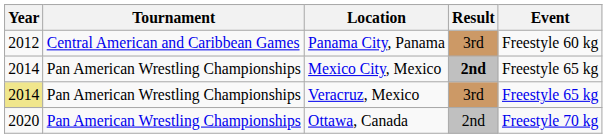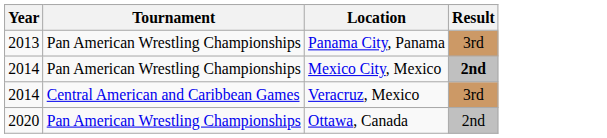- column: (550, 17)
(24, 43) 2012 -> (24, 43) 2013
(173, 43) Central American and Caribbean Games -> (174, 43) Pan American Wrestling Championships
(24, 95) khaki background -> (24, 95) no background
(174, 95) Pan American Wrestling Championships -> (173, 95) Central American and Caribbean Games
